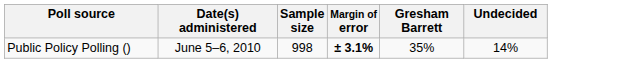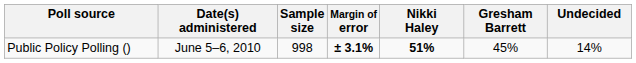+ column: (422, 21)
(422, 48) 35% -> (506, 48) 45%
